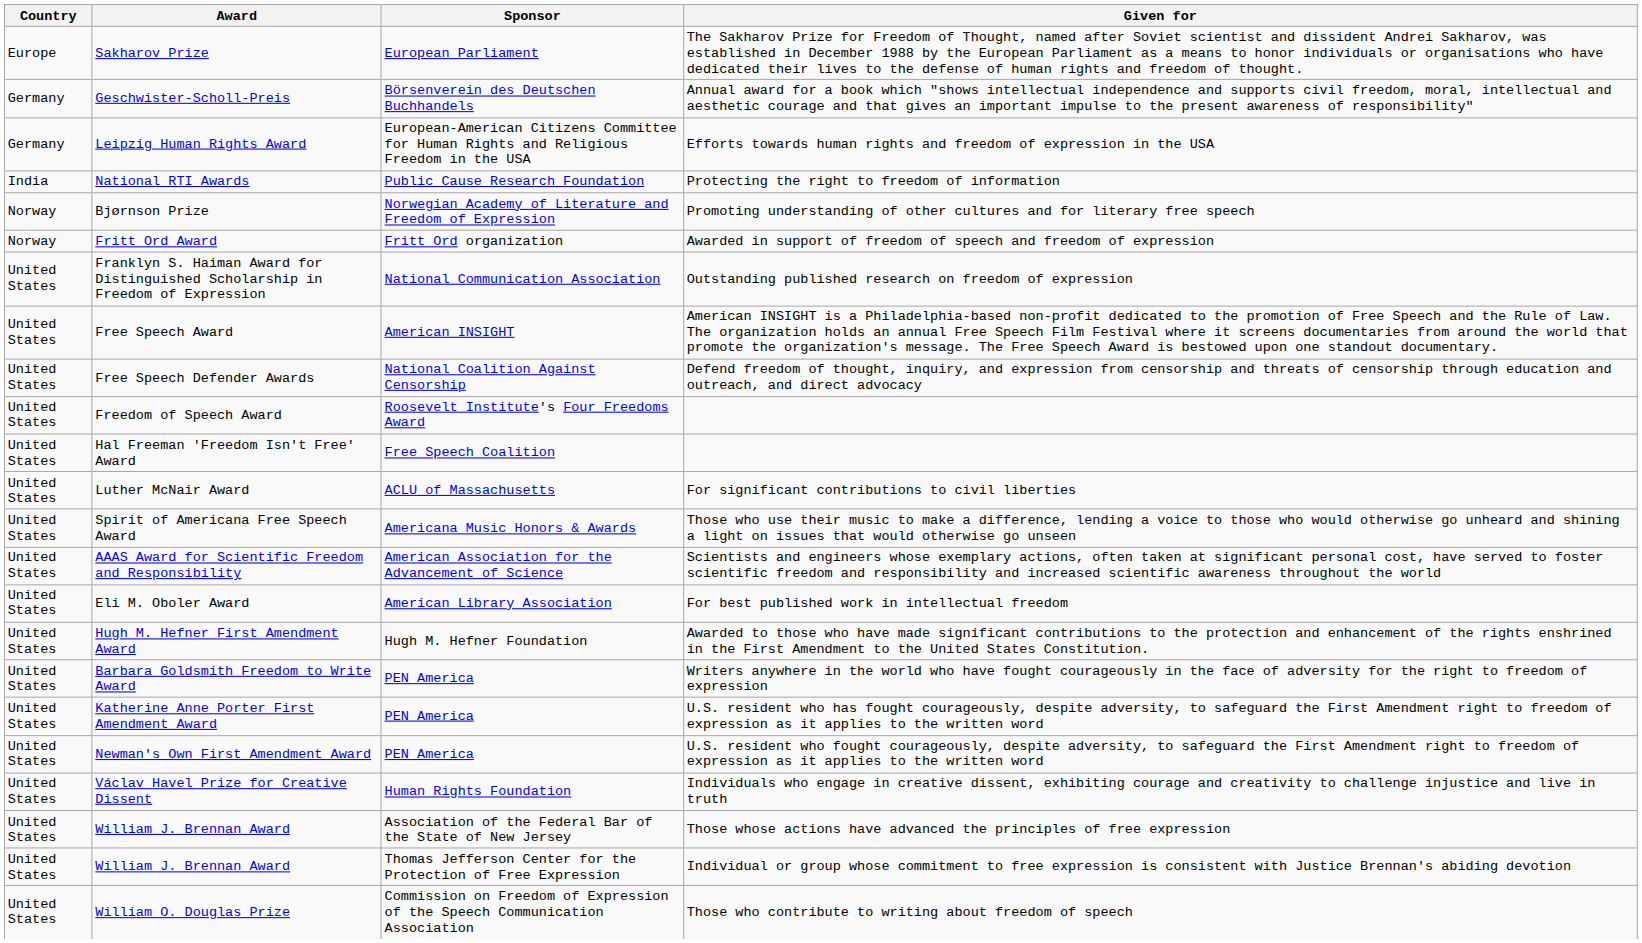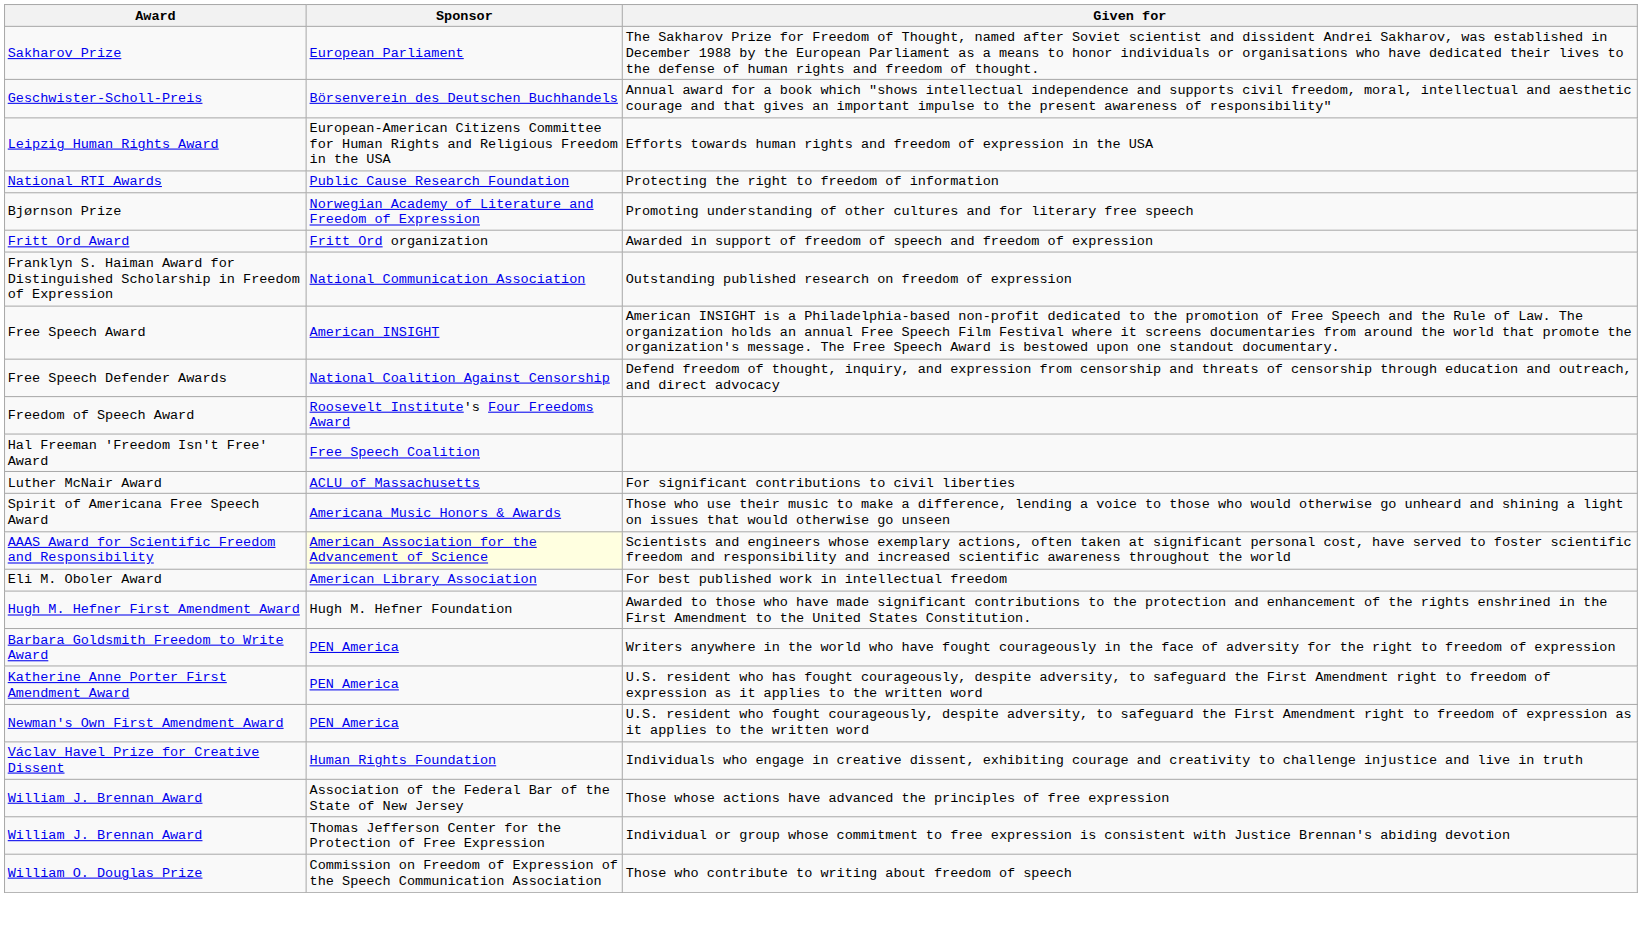- column: (48, 16)
(498, 566) no background -> (423, 550) lightyellow background
